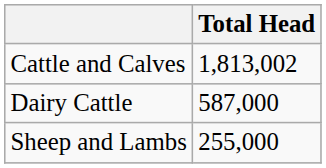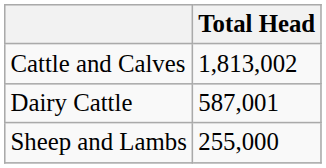(239, 102) 587,000 -> (239, 102) 587,001
